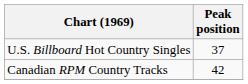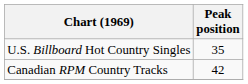(218, 49) 37 -> (218, 49) 35
